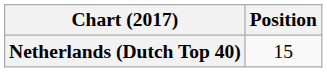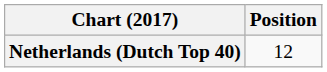(283, 50) 15 -> (283, 50) 12
